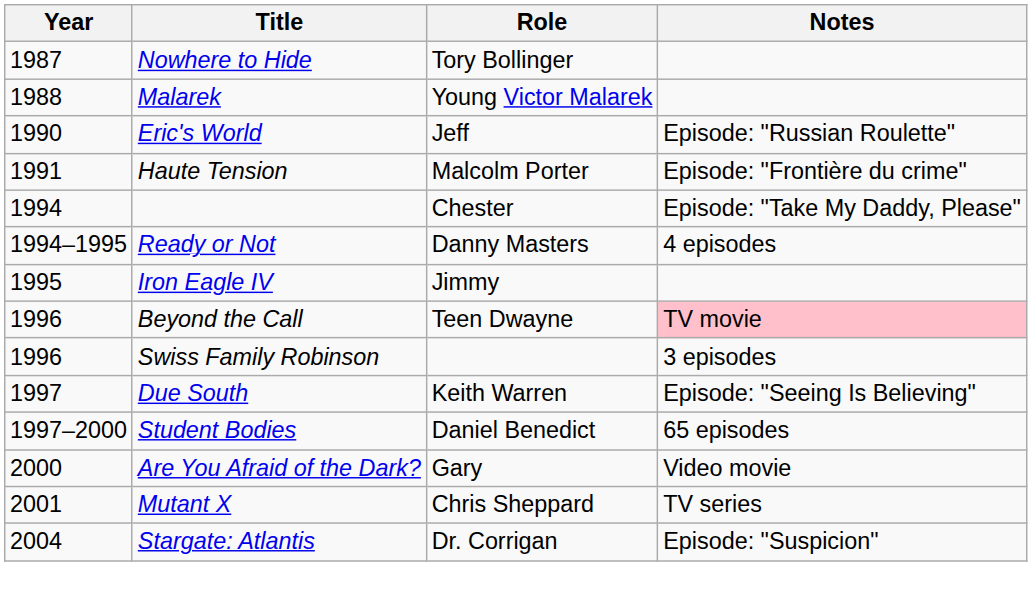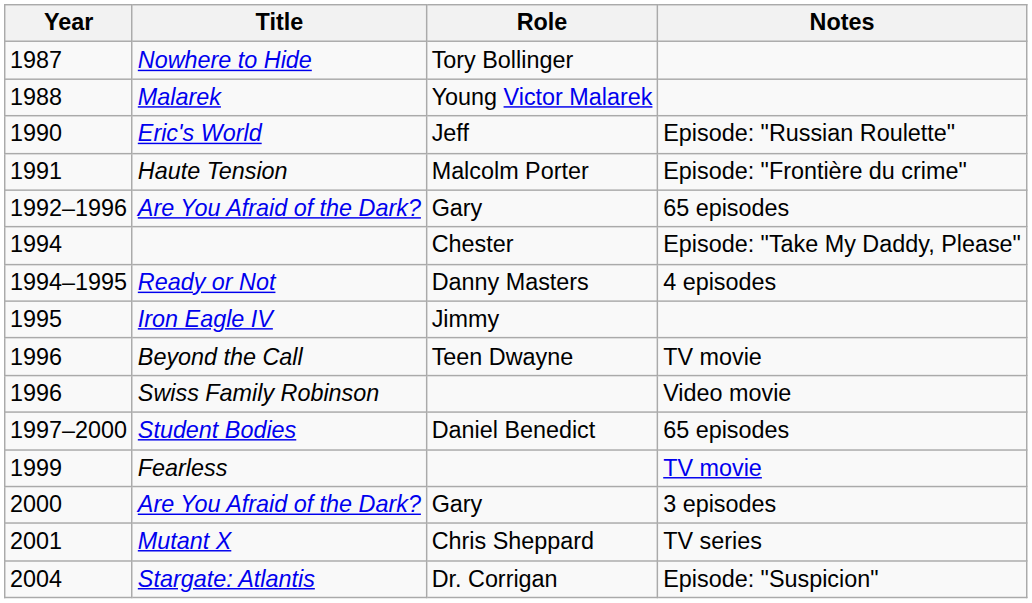+ row: (69, 208)
(713, 319) pink background -> (713, 356) no background
(720, 356) 3 episodes -> (727, 393) Video movie
- row: (36, 393)
+ row: (36, 467)
(727, 467) Video movie -> (720, 504) 3 episodes
